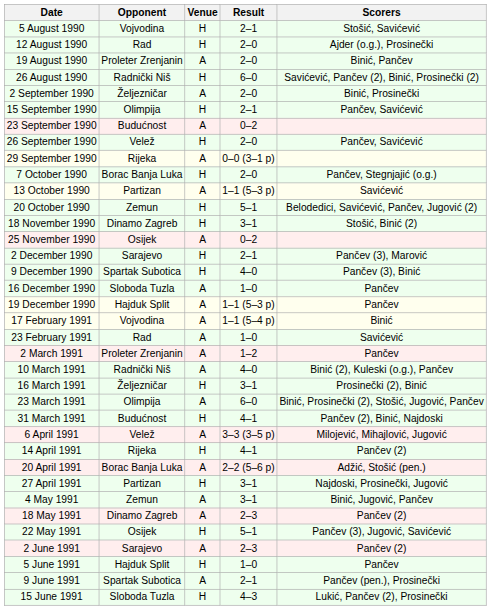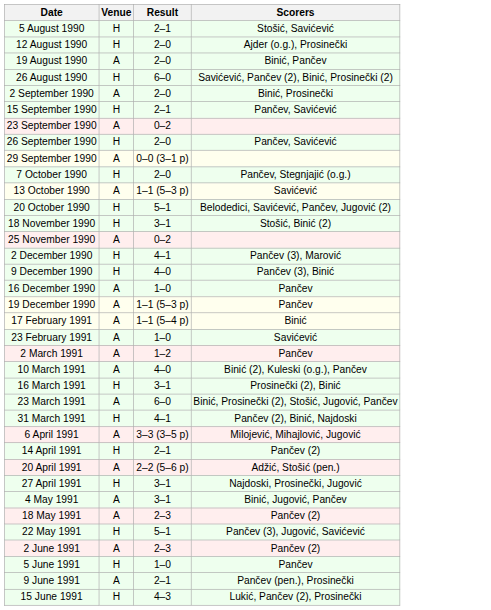- column: (142, 12)
(249, 256) 2–1 -> (162, 256) 4–1
(249, 451) 4–1 -> (162, 451) 2–1
